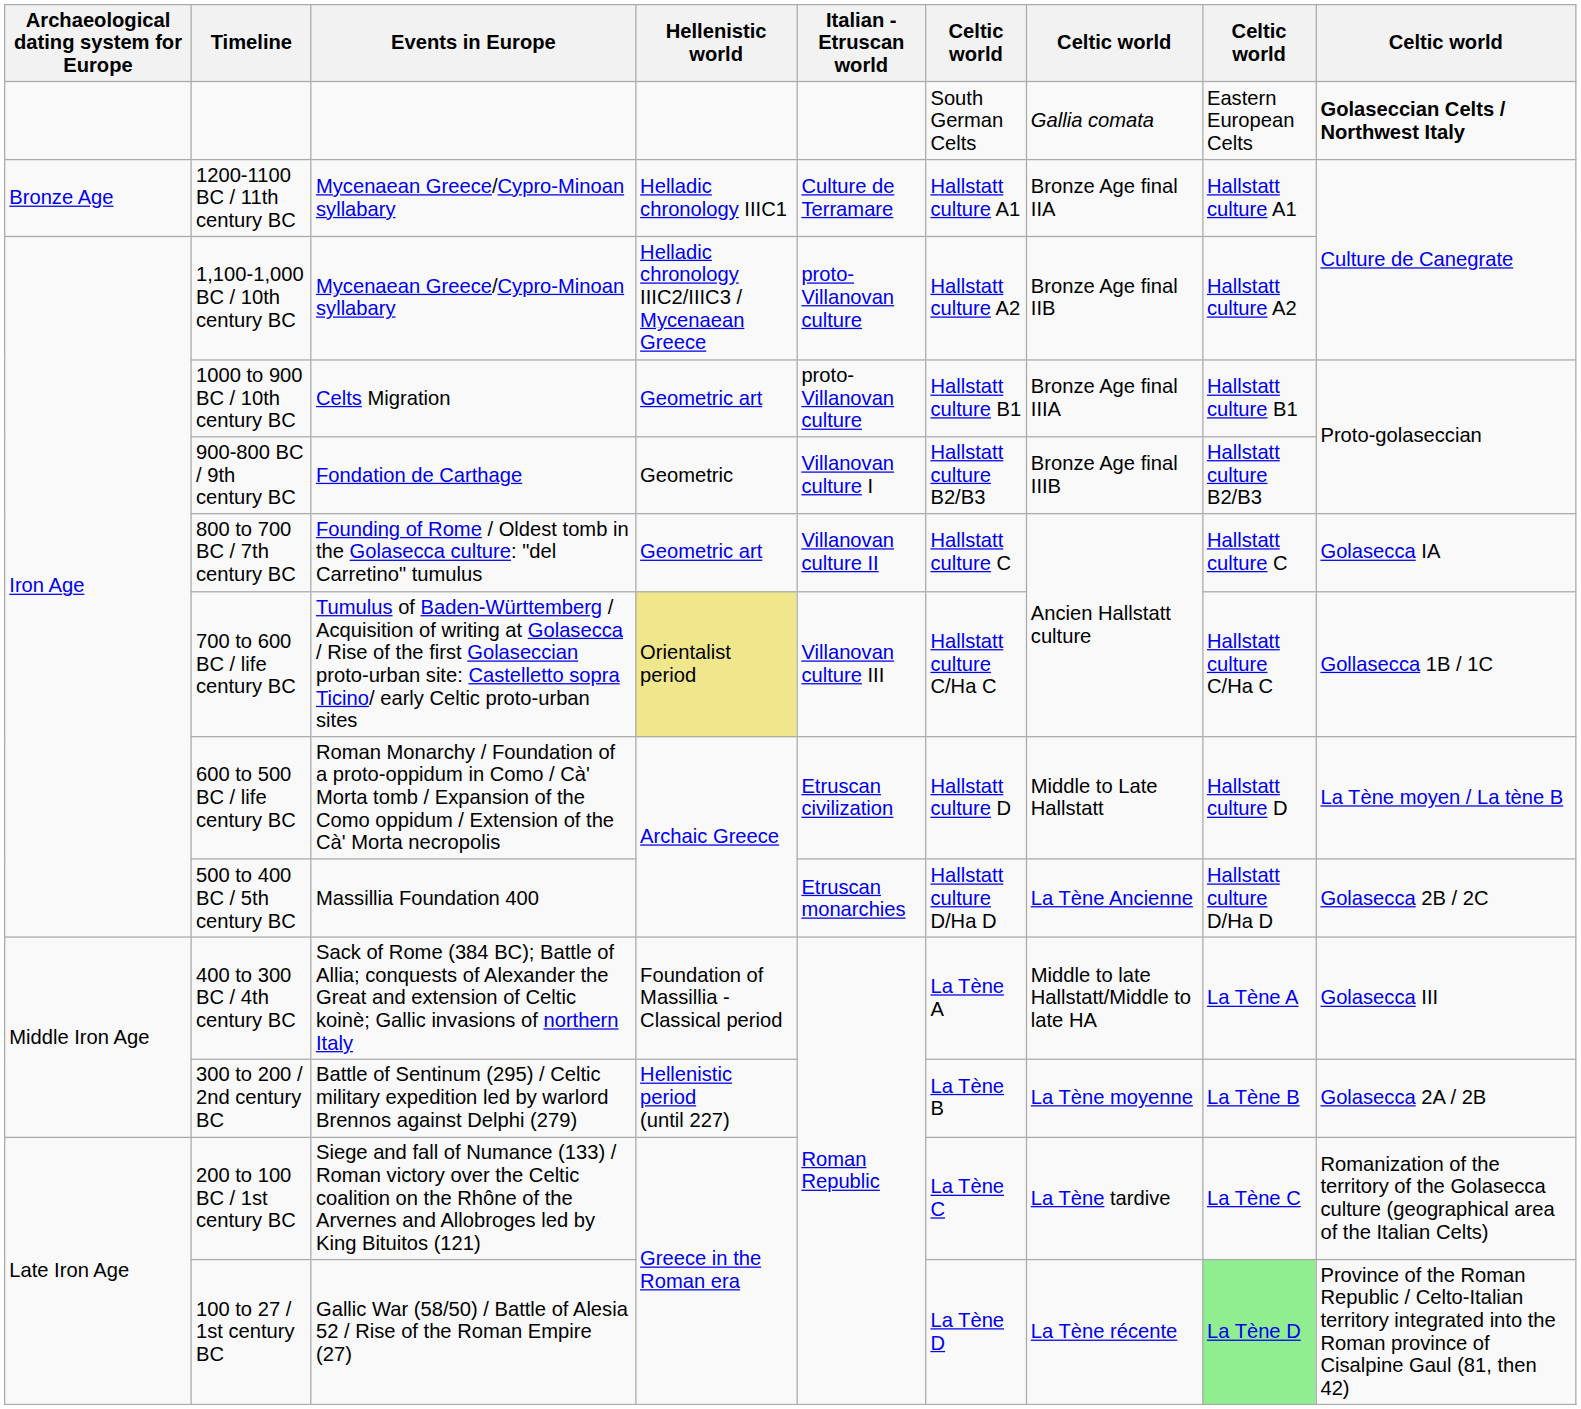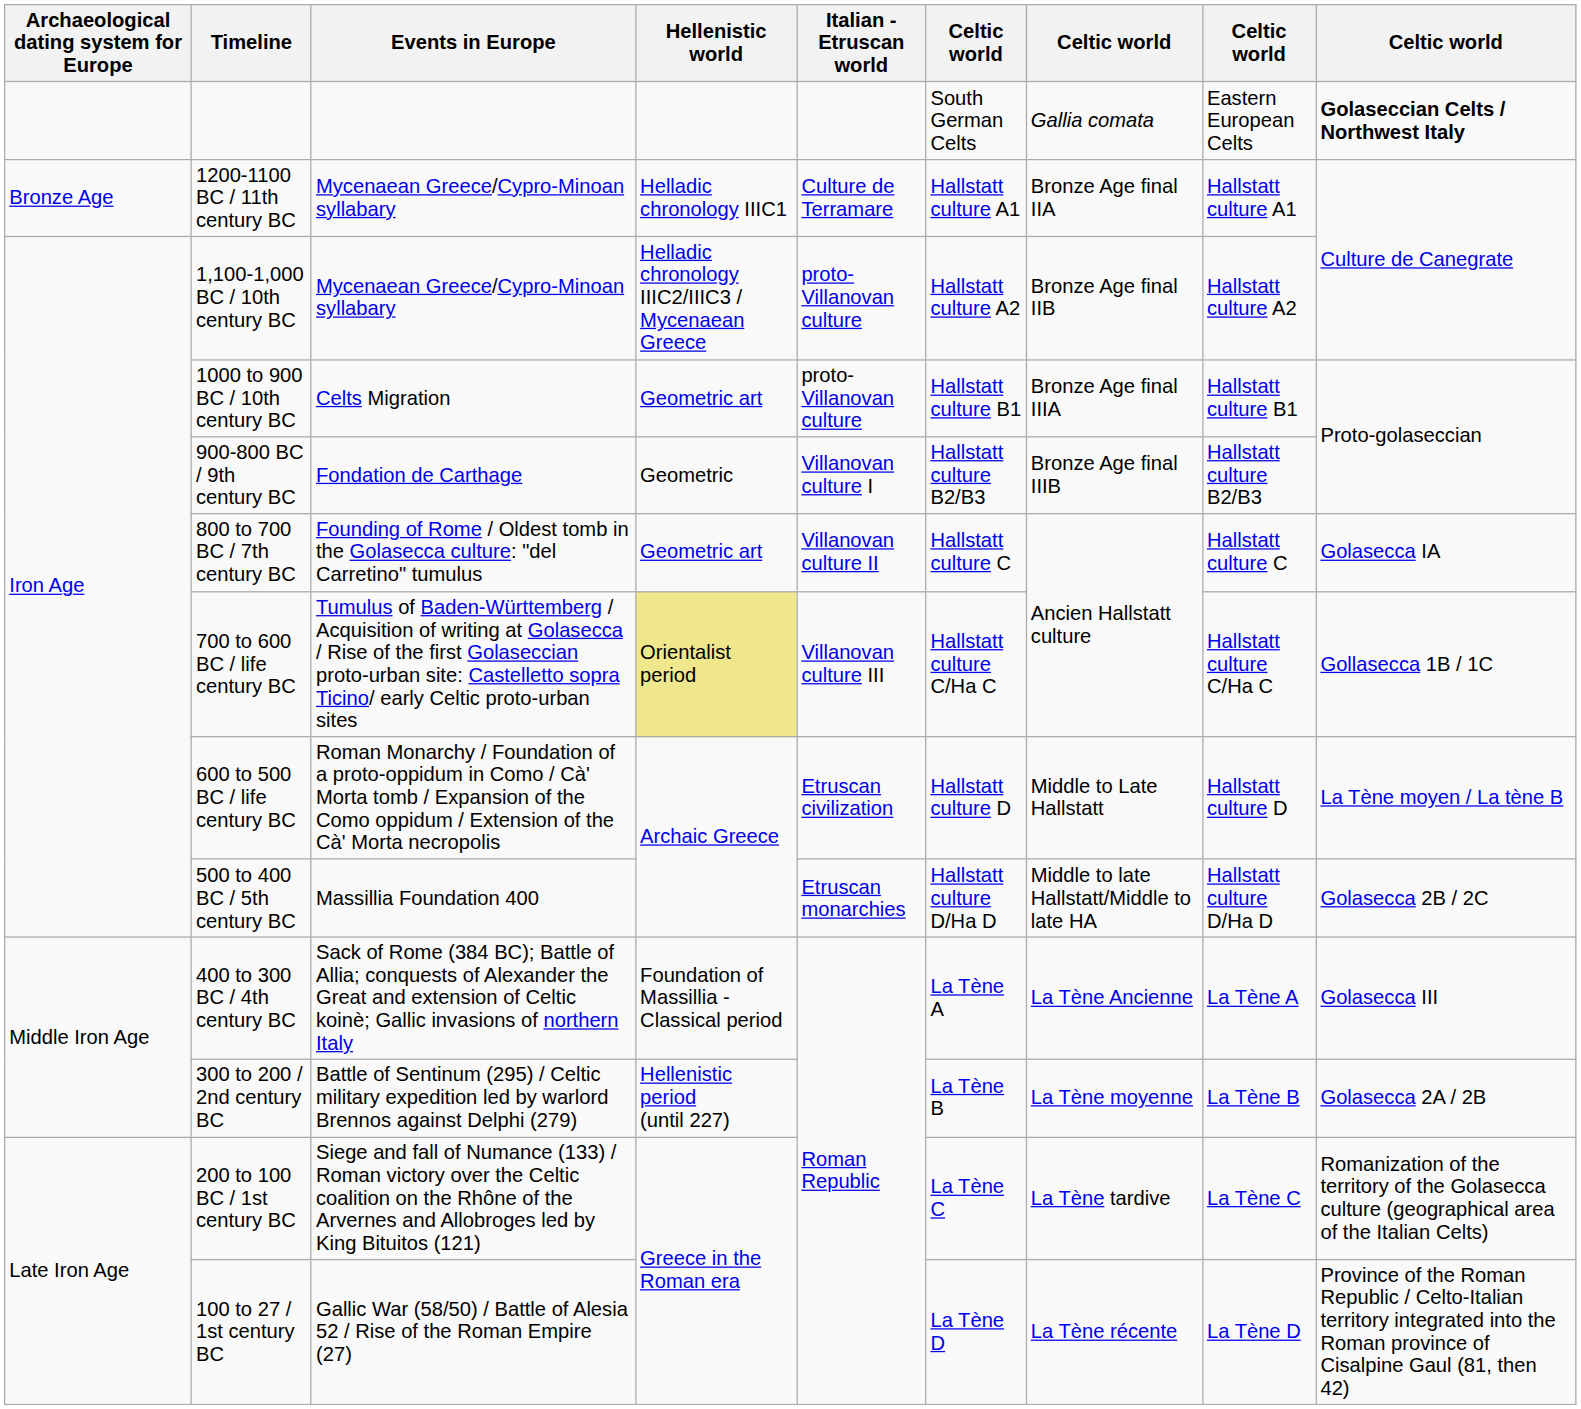(1112, 897) La Tène Ancienne -> (1111, 897) Middle to late Hallstatt/Middle to late HA
(1111, 997) Middle to late Hallstatt/Middle to late HA -> (1112, 997) La Tène Ancienne
(1254, 1331) lightgreen background -> (1254, 1331) no background
